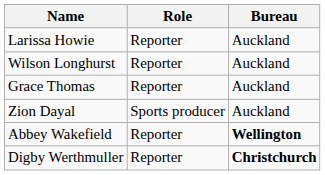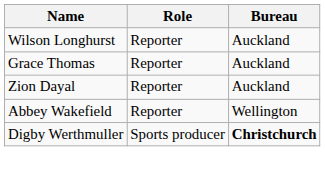- row: (51, 39)
(178, 110) Sports producer -> (156, 87) Reporter
(266, 134) bold -> (265, 110) normal
(156, 157) Reporter -> (178, 134) Sports producer
